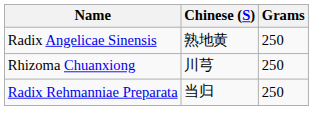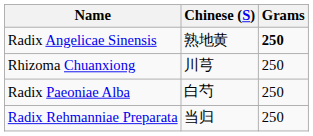(273, 40) normal -> (273, 40) bold
+ row: (69, 92)
